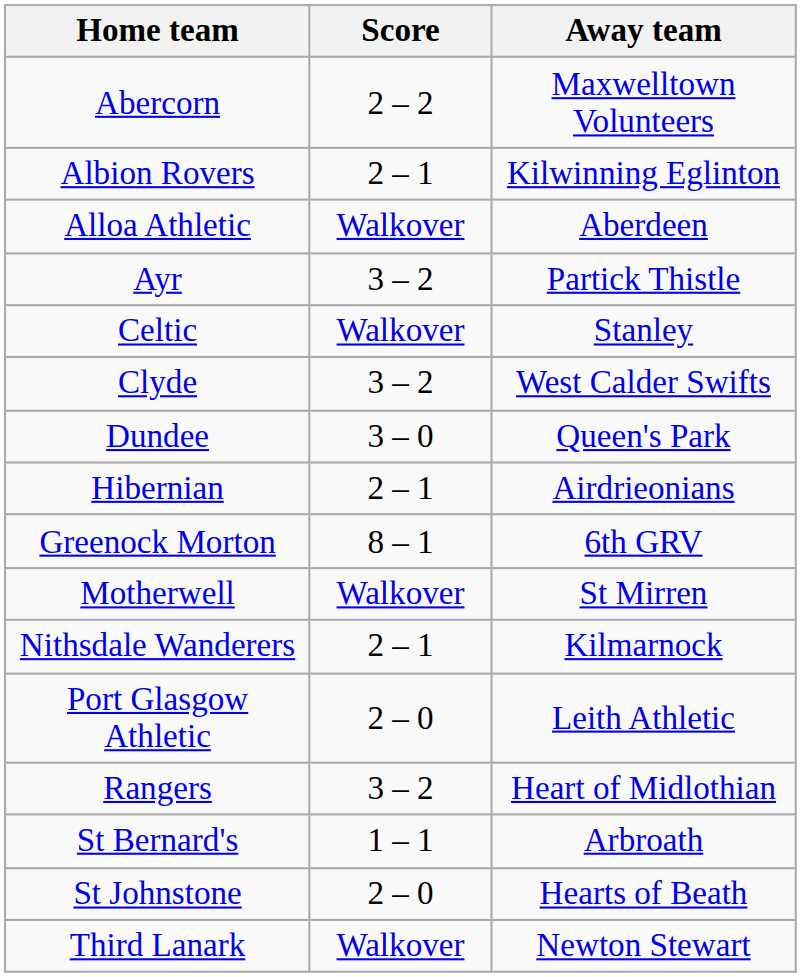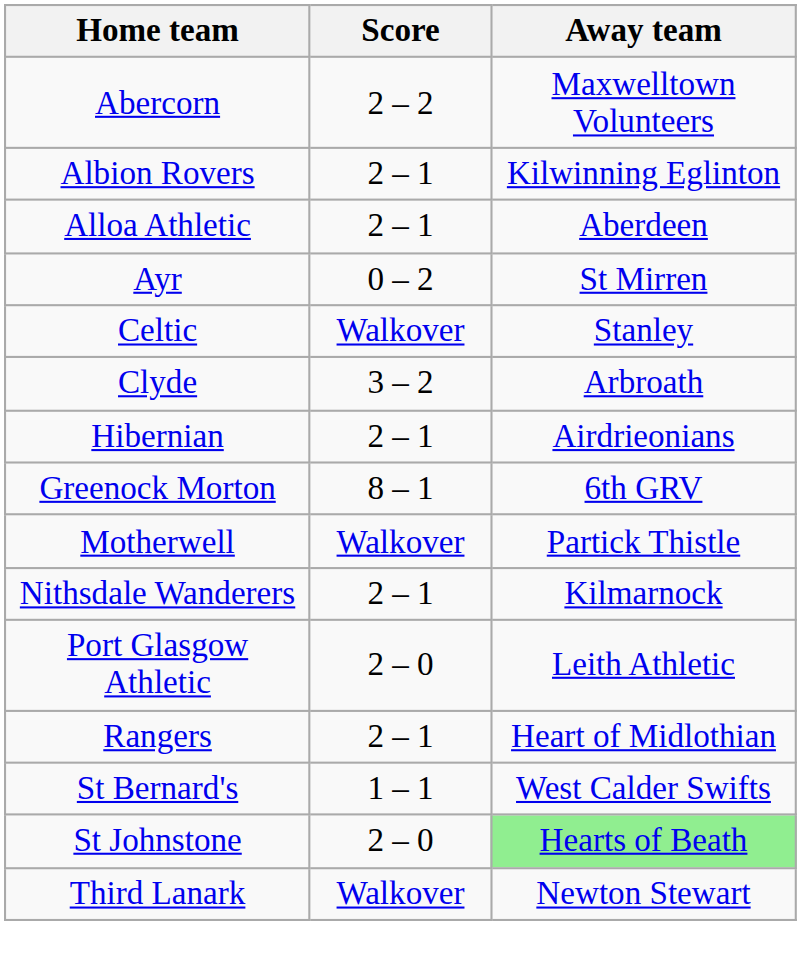(401, 225) Walkover -> (401, 225) 2 – 1
(401, 278) 3 – 2 -> (401, 278) 0 – 2
(644, 278) Partick Thistle -> (644, 278) St Mirren
(643, 383) West Calder Swifts -> (643, 383) Arbroath
- row: (158, 435)
(644, 593) St Mirren -> (644, 540) Partick Thistle
(401, 788) 3 – 2 -> (401, 735) 2 – 1
(643, 840) Arbroath -> (643, 788) West Calder Swifts
(644, 893) no background -> (644, 840) lightgreen background
